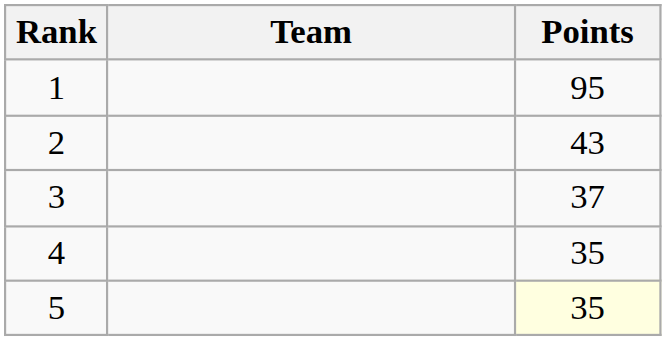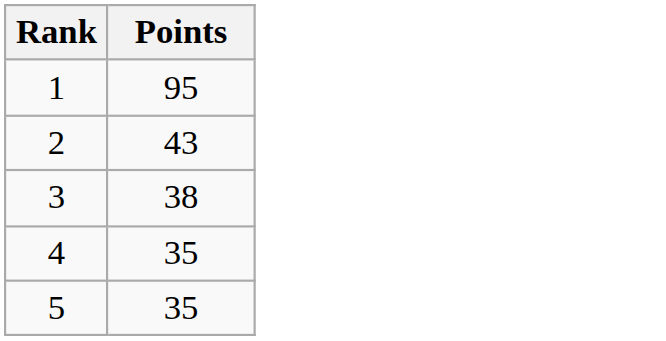- column: (311, 32)
(588, 197) 37 -> (181, 197) 38
(588, 307) lightyellow background -> (181, 307) no background
